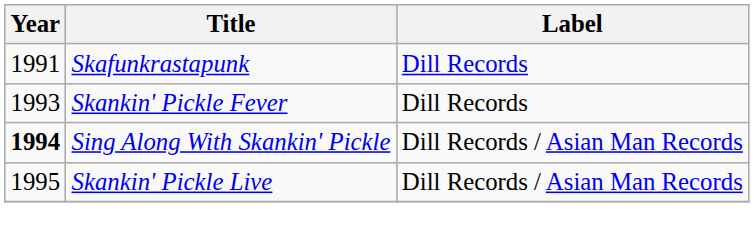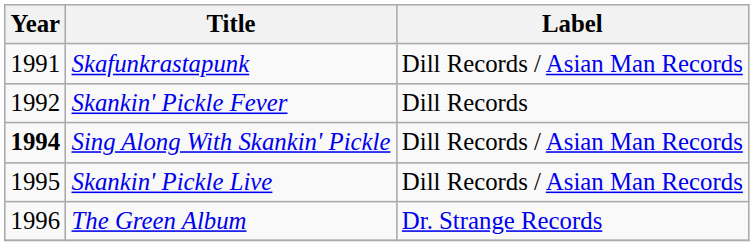(465, 63) Dill Records -> (572, 63) Dill Records / Asian Man Records
(35, 102) 1993 -> (35, 102) 1992
+ row: (159, 220)
